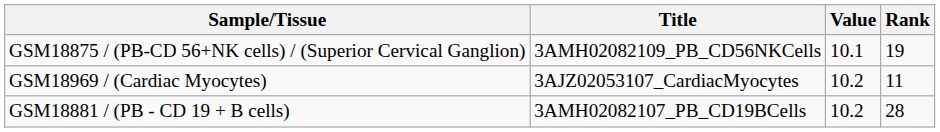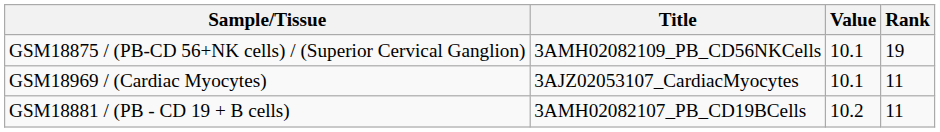(847, 80) 10.2 -> (847, 80) 10.1
(895, 111) 28 -> (894, 111) 11
